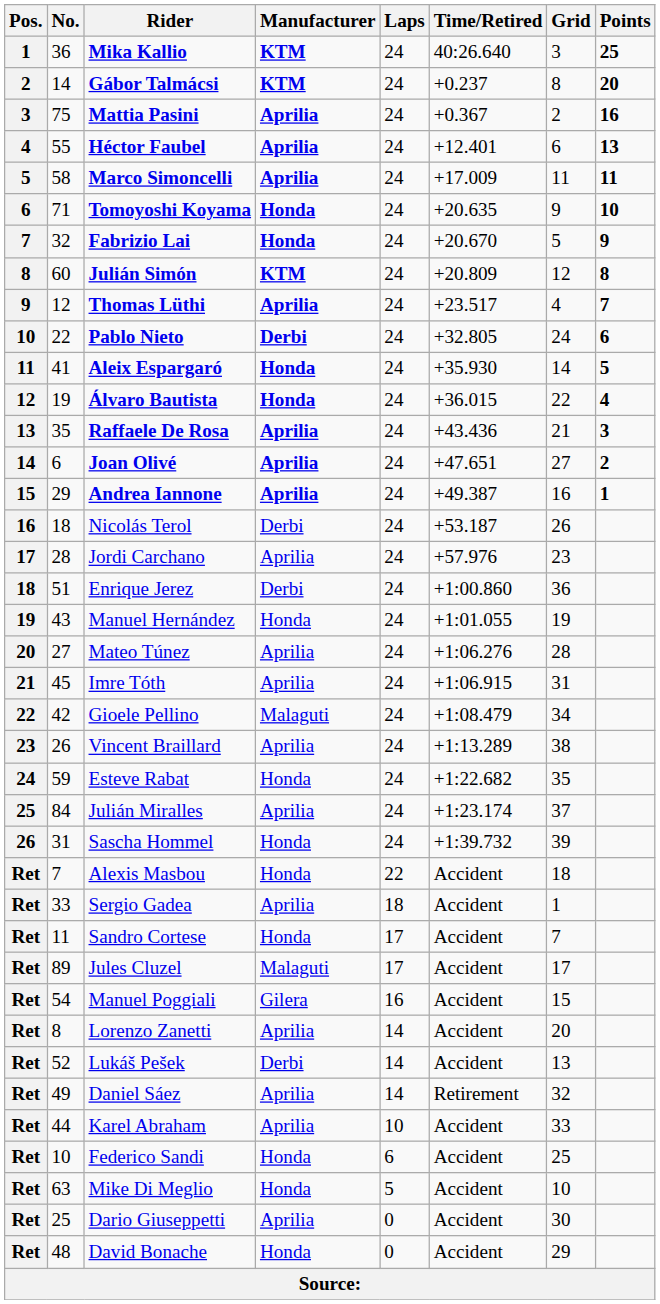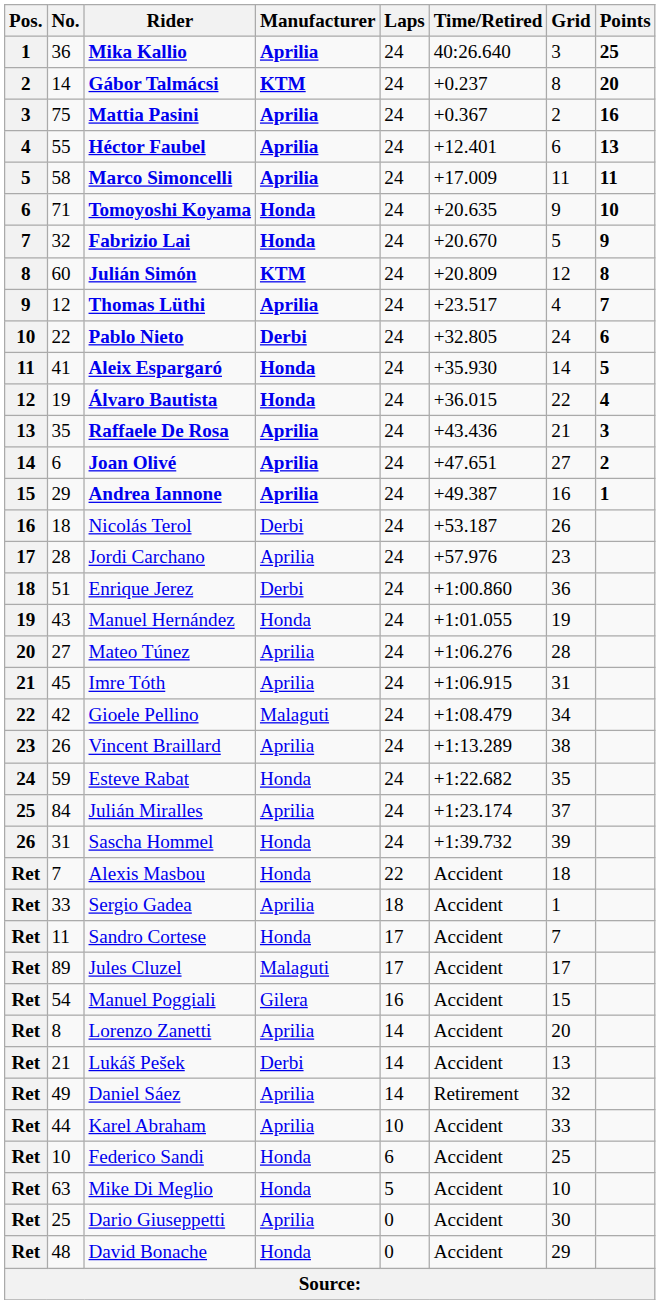(283, 52) KTM -> (289, 52) Aprilia
(61, 1062) 52 -> (61, 1062) 21
